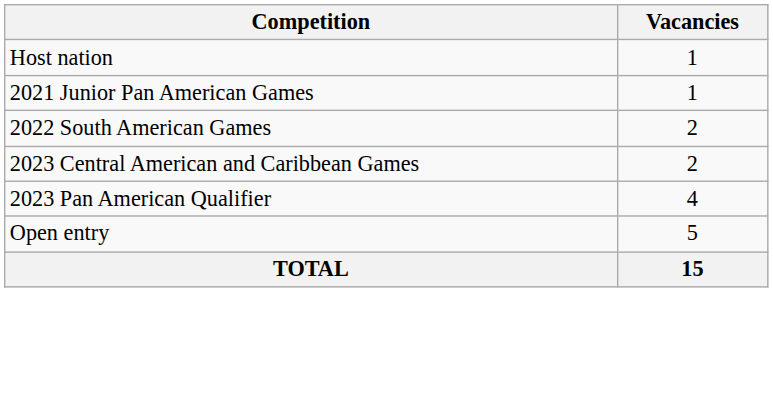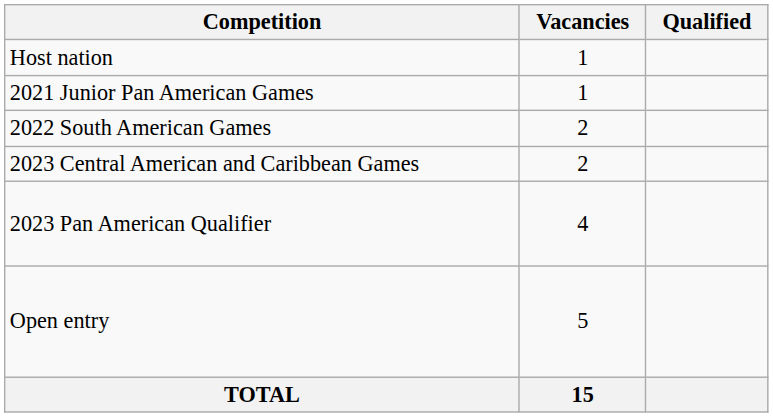+ column: (707, 22)
